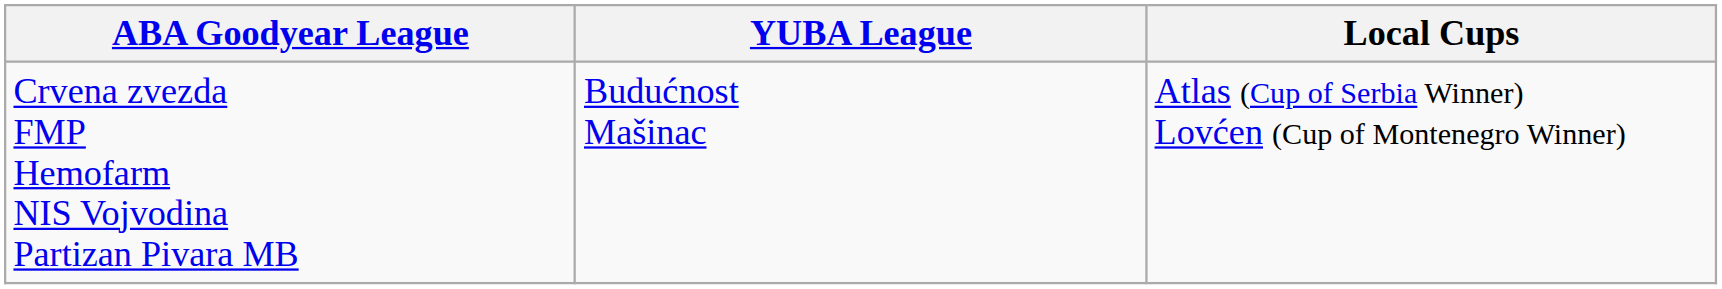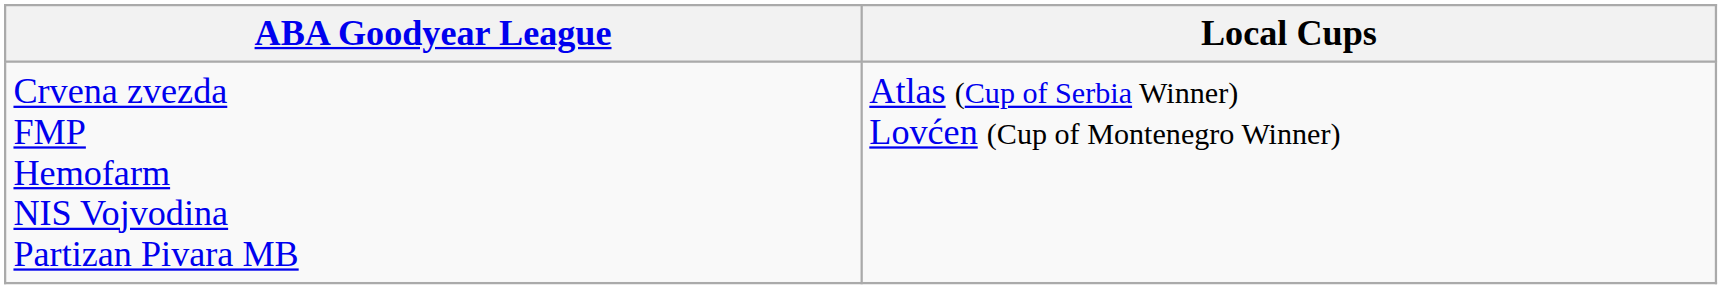- column: (861, 33)
